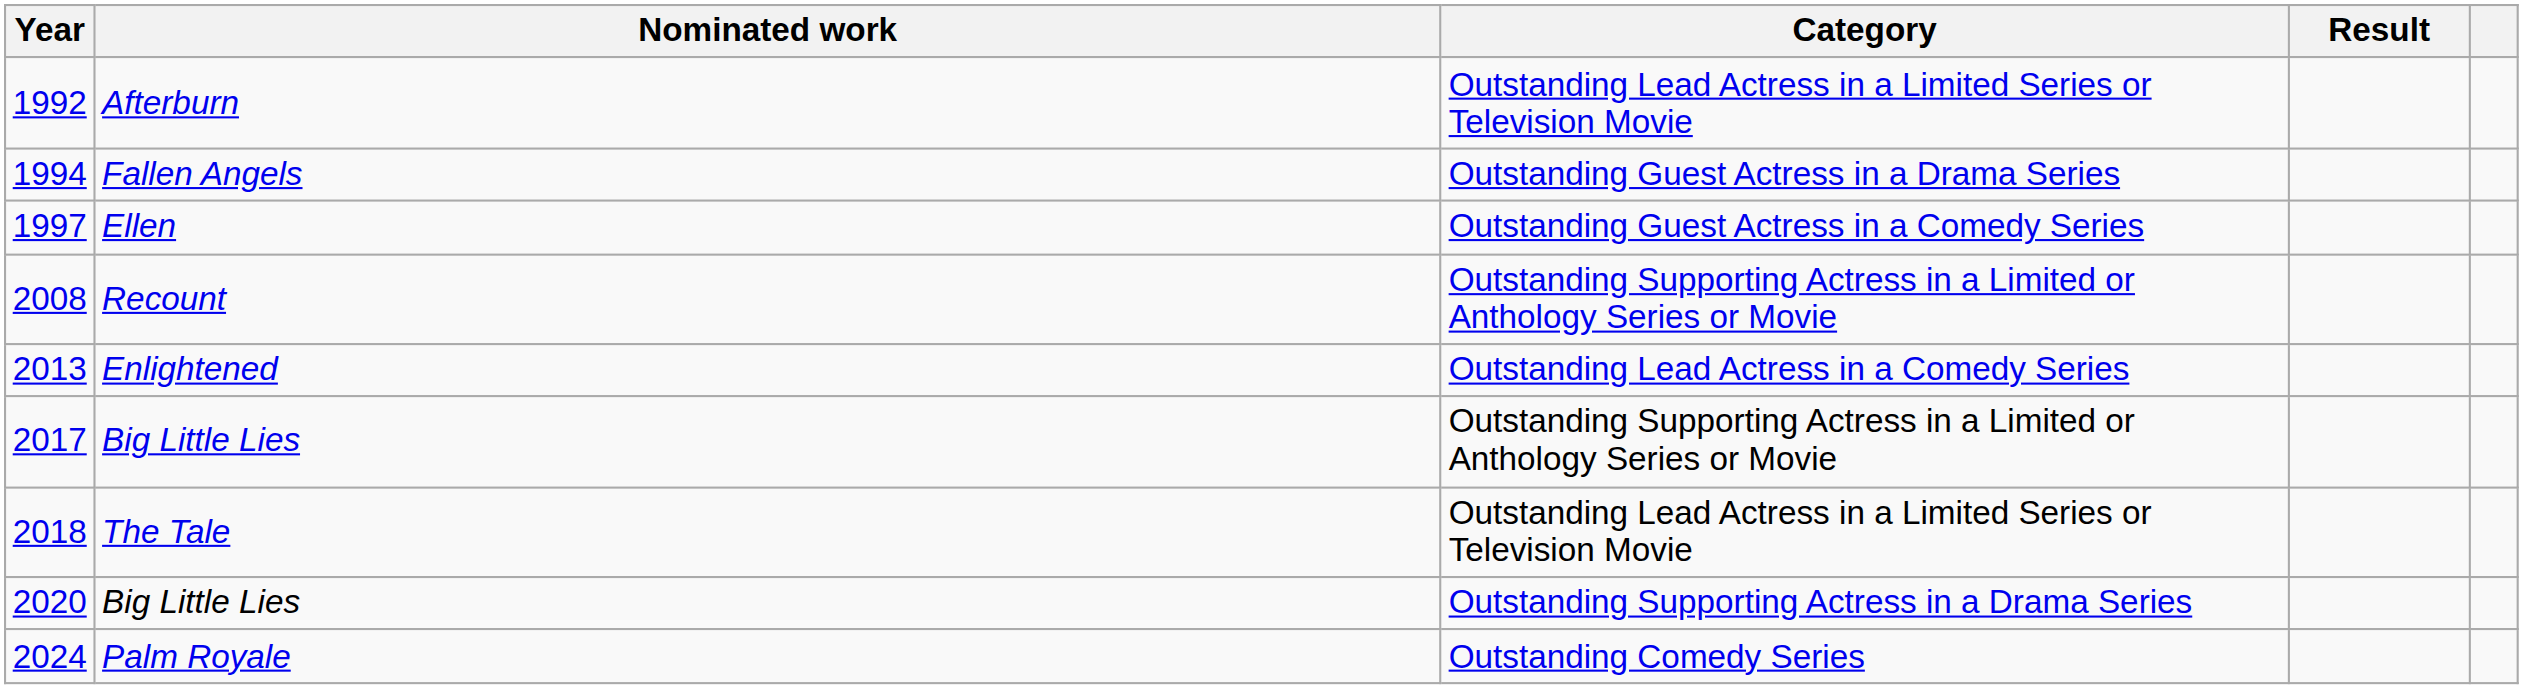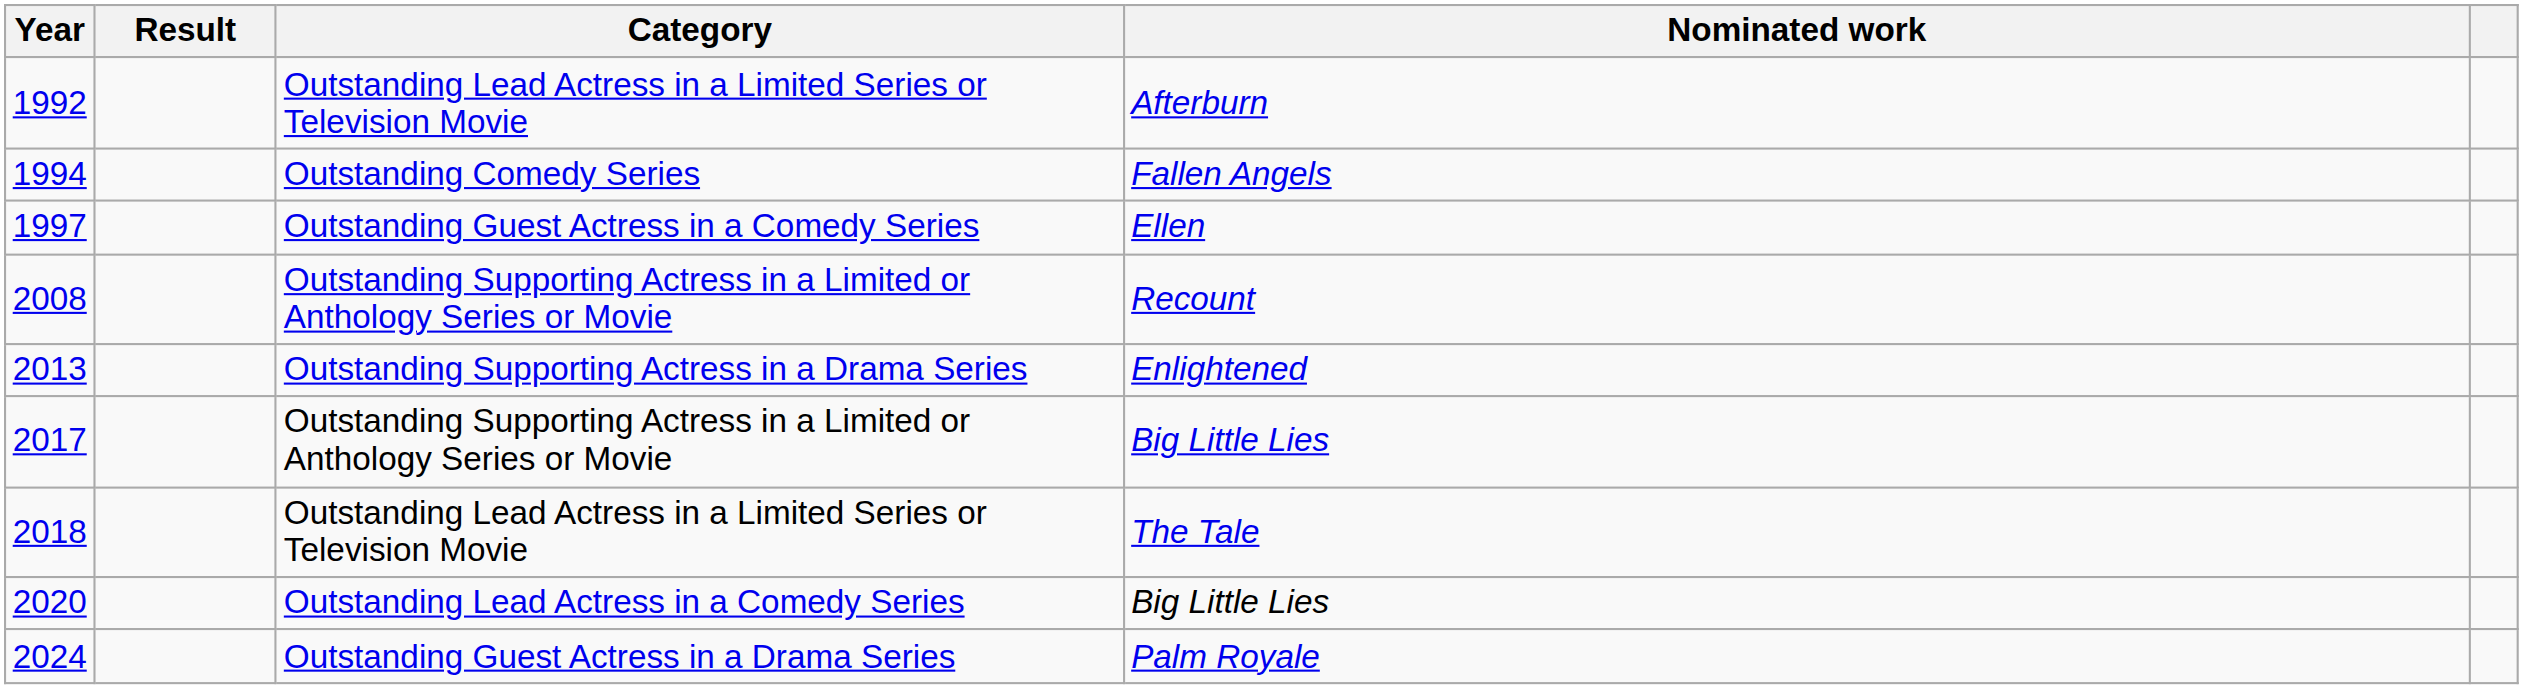columns swapped: (768, 30) <-> (2379, 30)
(1784, 173) Outstanding Guest Actress in a Drama Series -> (492, 173) Outstanding Comedy Series
(1789, 369) Outstanding Lead Actress in a Comedy Series -> (656, 369) Outstanding Supporting Actress in a Drama Series
(1820, 602) Outstanding Supporting Actress in a Drama Series -> (624, 602) Outstanding Lead Actress in a Comedy Series
(1657, 655) Outstanding Comedy Series -> (620, 655) Outstanding Guest Actress in a Drama Series
